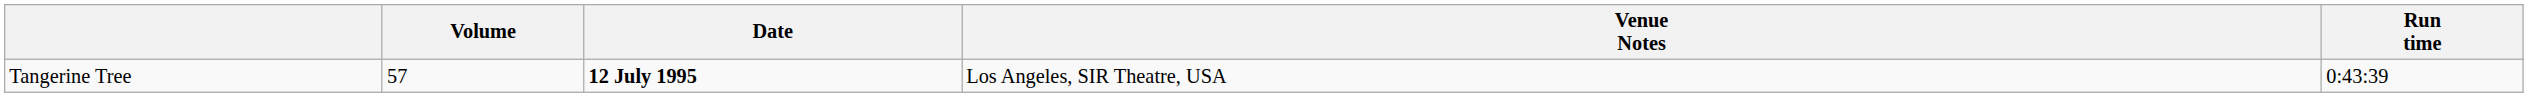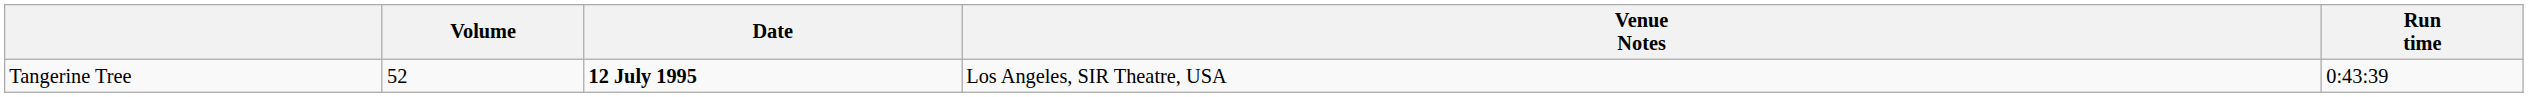(397, 75) 57 -> (397, 75) 52
